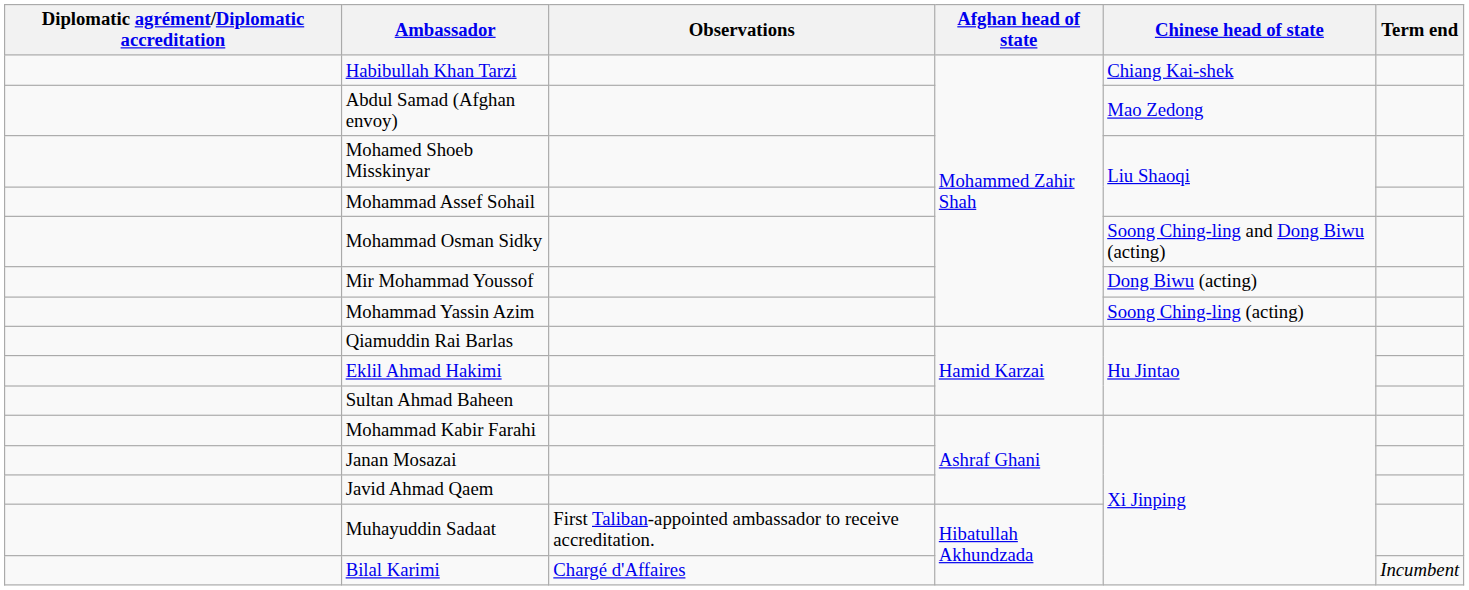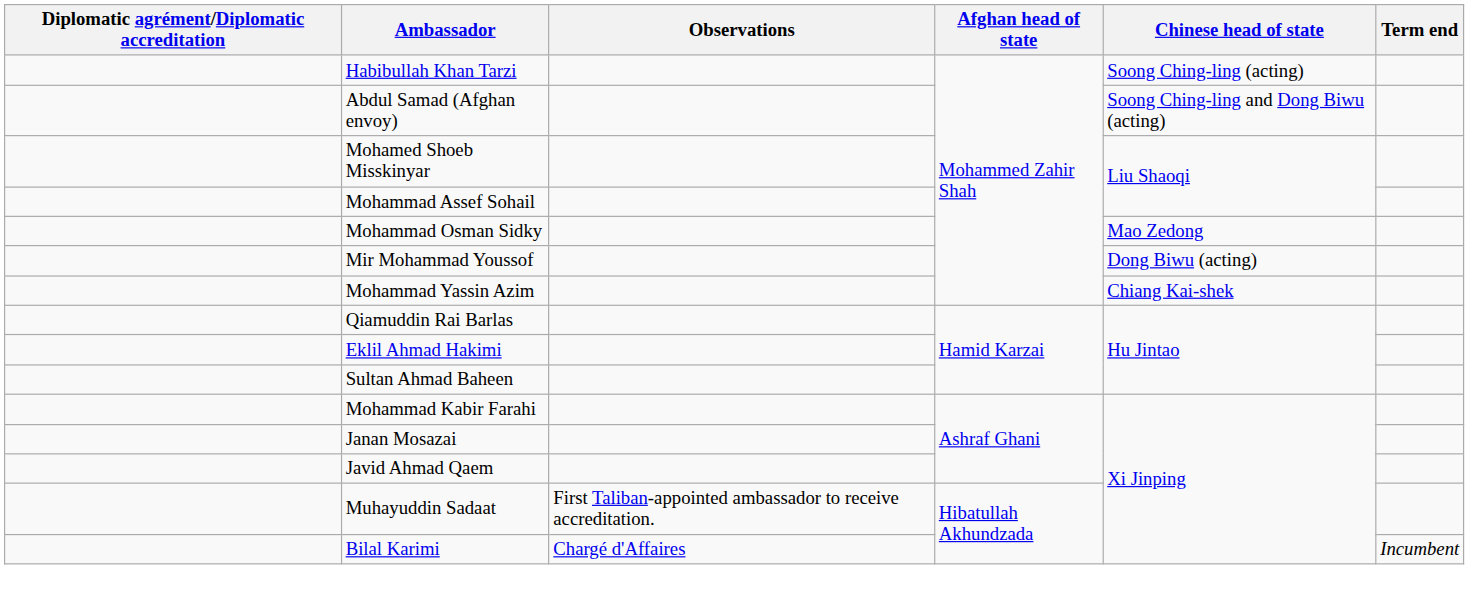(1170, 70) Chiang Kai-shek -> (1206, 70) Soong Ching-ling (acting)
(1155, 110) Mao Zedong -> (1236, 110) Soong Ching-ling and Dong Biwu (acting)
(1236, 241) Soong Ching-ling and Dong Biwu (acting) -> (1155, 230) Mao Zedong
(1206, 311) Soong Ching-ling (acting) -> (1170, 290) Chiang Kai-shek
